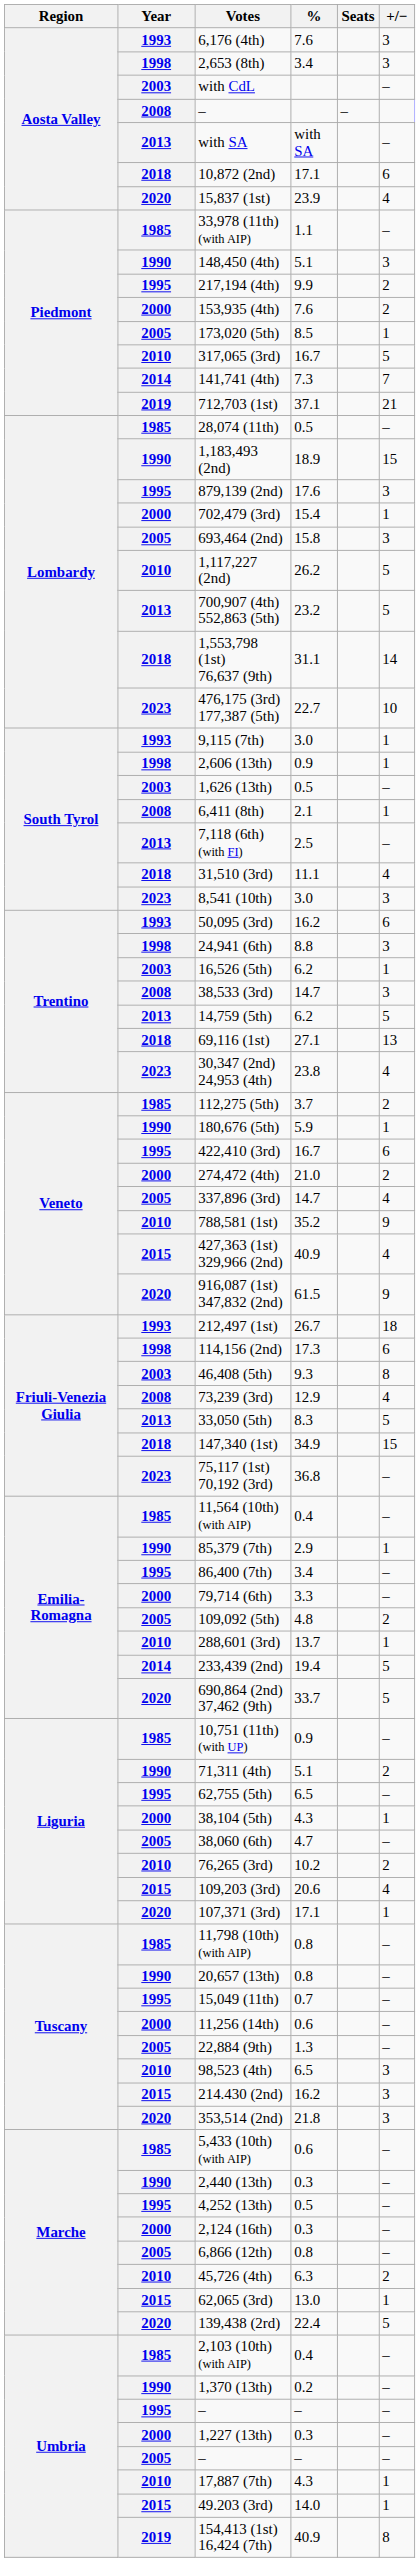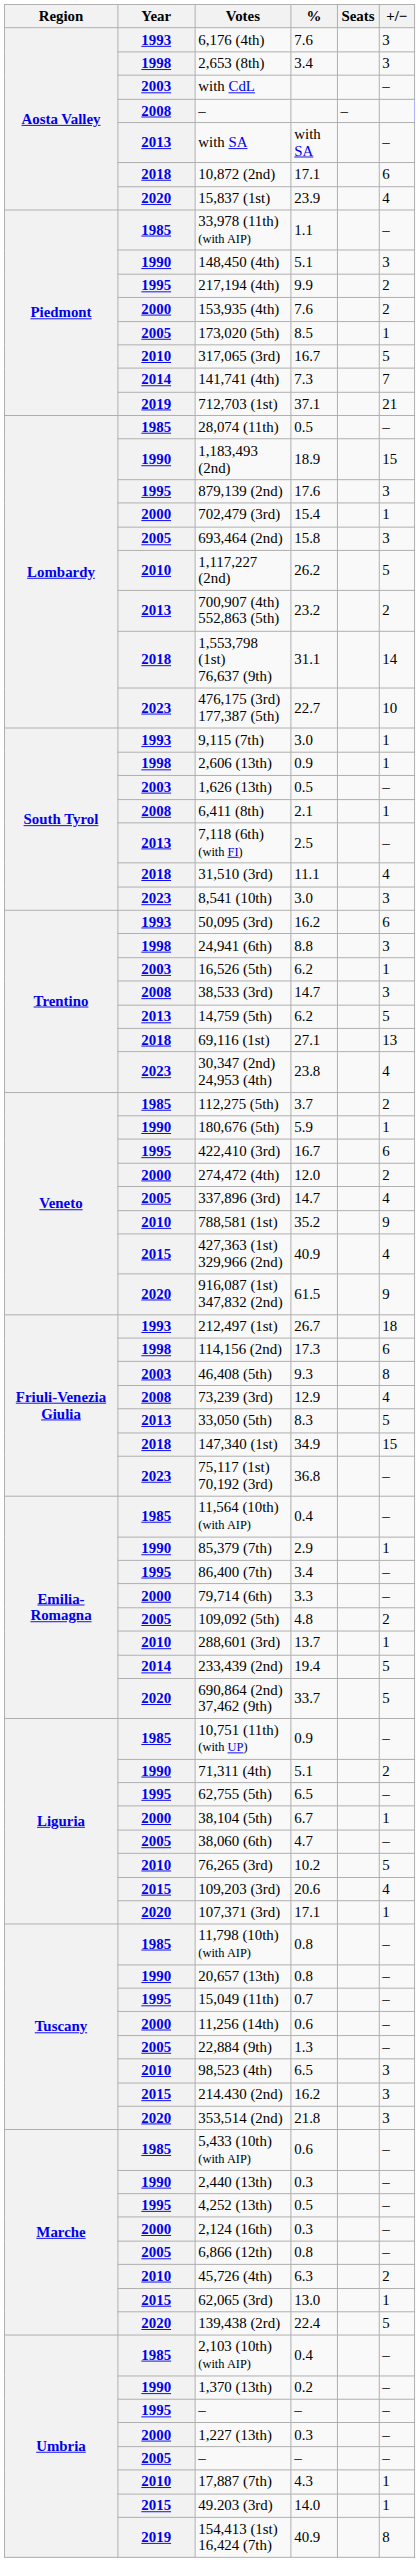(397, 611) 5 -> (397, 611) 2
(307, 1174) 21.0 -> (307, 1174) 12.0
(304, 1818) 4.3 -> (304, 1818) 6.7
(397, 1865) 2 -> (397, 1865) 5
